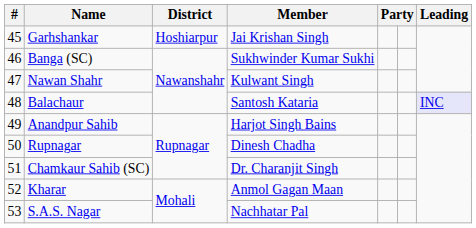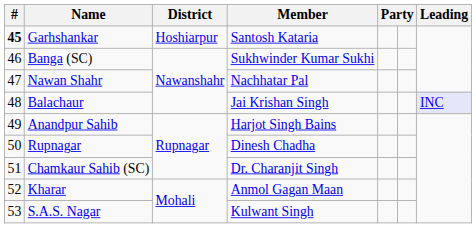(14, 37) normal -> (14, 37) bold
(280, 37) Jai Krishan Singh -> (274, 37) Santosh Kataria
(272, 80) Kulwant Singh -> (269, 80) Nachhatar Pal
(274, 102) Santosh Kataria -> (280, 102) Jai Krishan Singh
(269, 211) Nachhatar Pal -> (272, 211) Kulwant Singh
